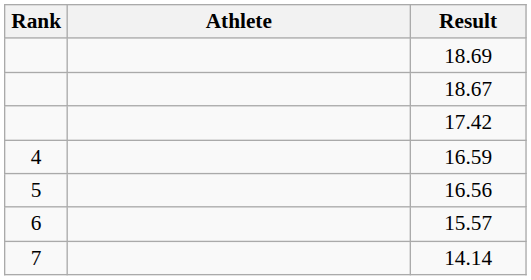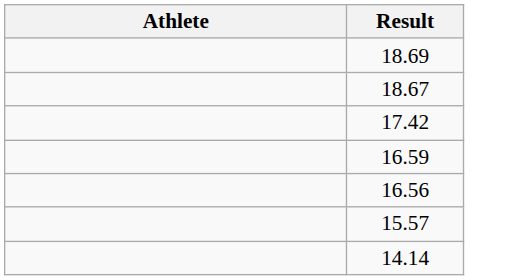- column: (36, 21)
